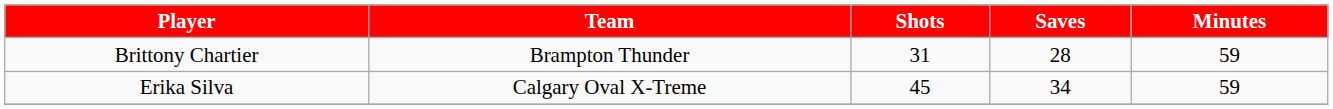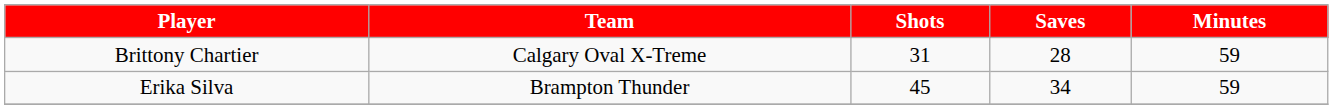(610, 54) Brampton Thunder -> (609, 54) Calgary Oval X-Treme
(609, 87) Calgary Oval X-Treme -> (610, 87) Brampton Thunder
